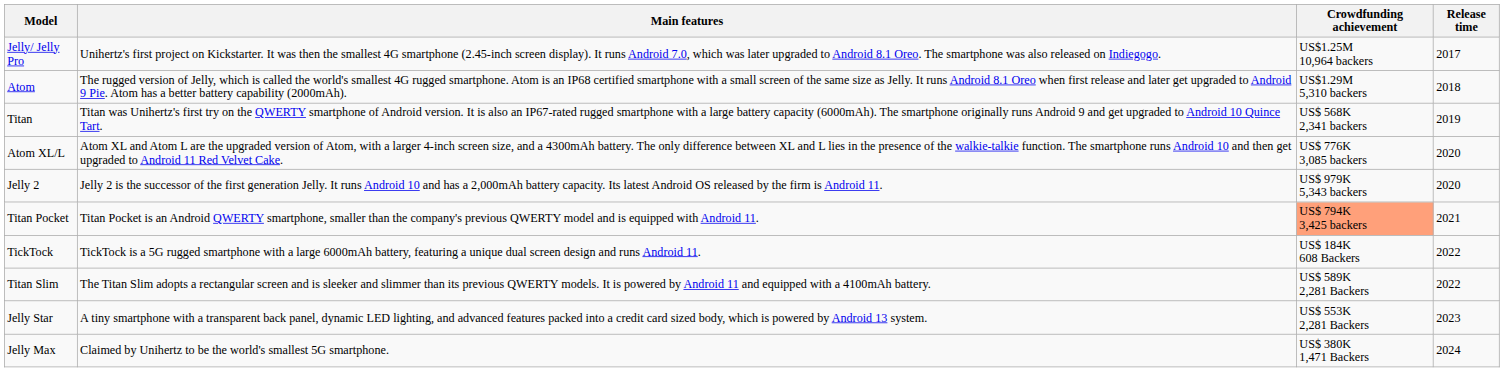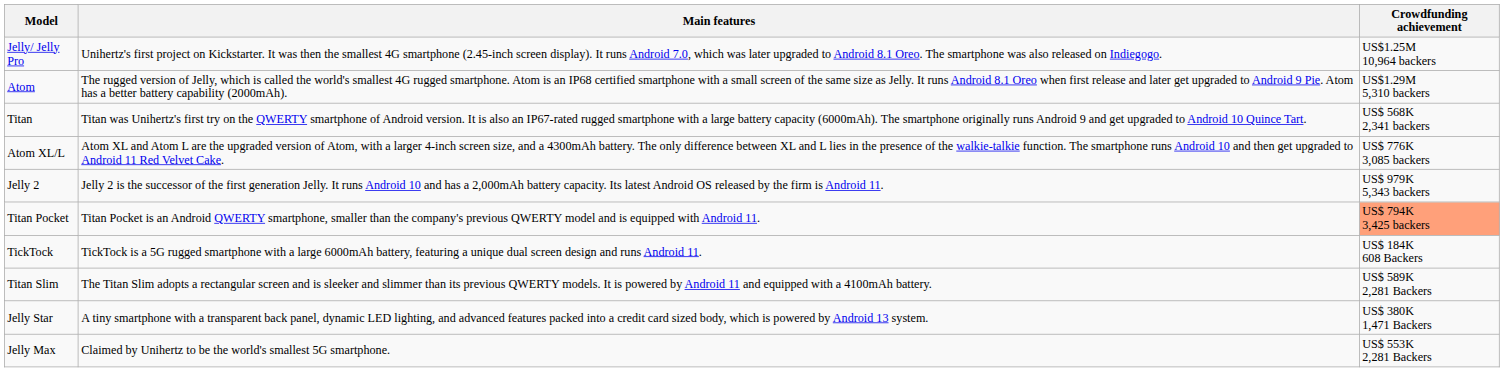- column: (1466, 20)
(1334, 317) US$ 553K 2,281 Backers -> (1397, 317) US$ 380K 1,471 Backers
(1334, 350) US$ 380K 1,471 Backers -> (1397, 350) US$ 553K 2,281 Backers
